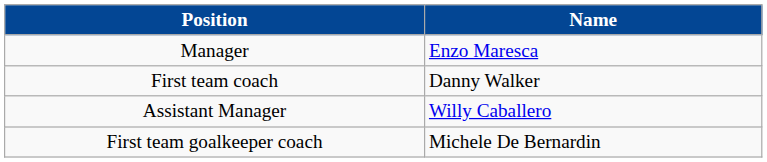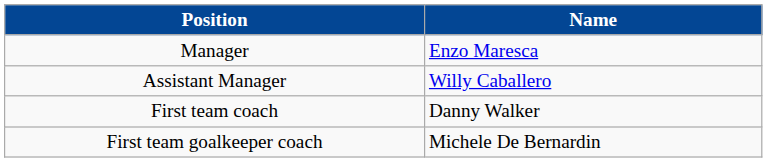rows swapped: (215, 111) <-> (215, 80)
